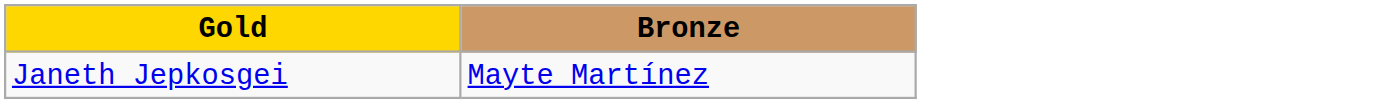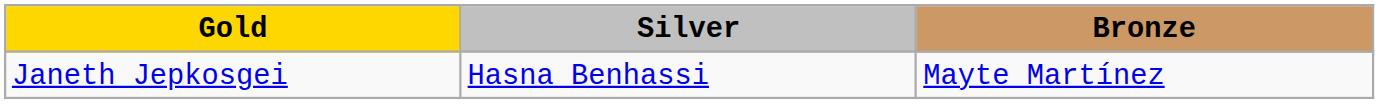+ column: (689, 29)
